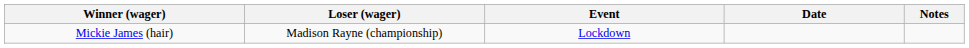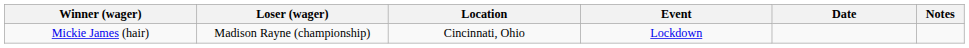+ column: (484, 14)
